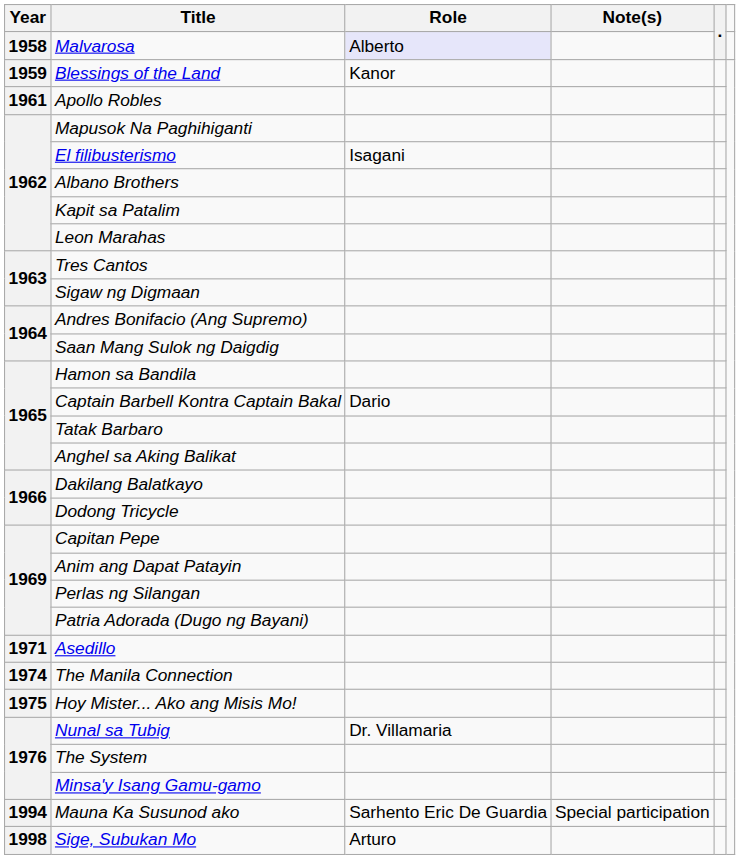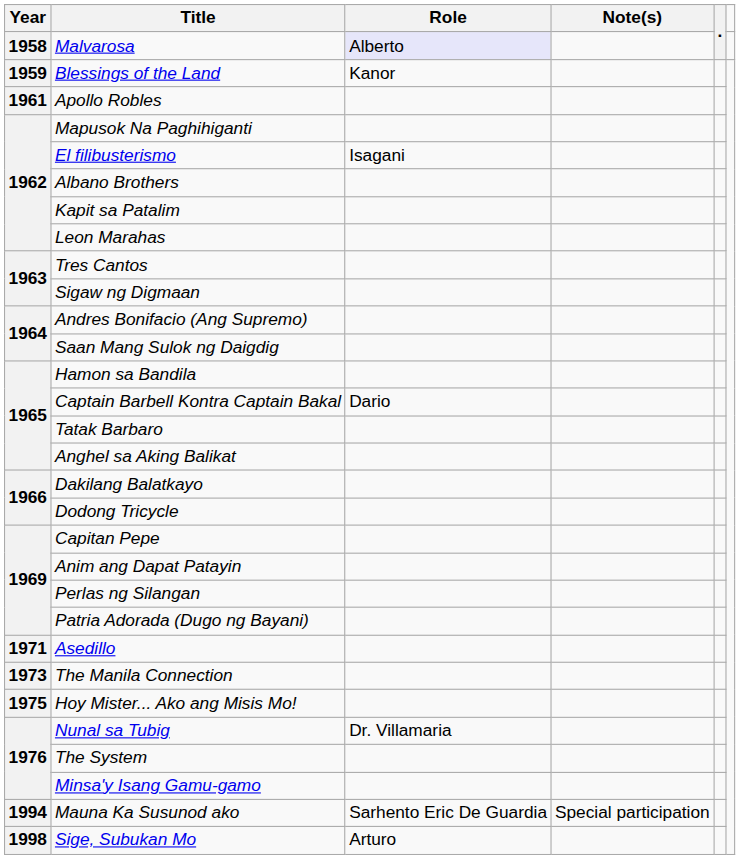(28, 675) 1974 -> (28, 675) 1973
